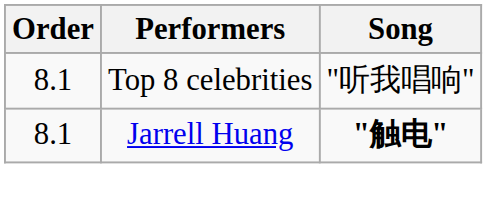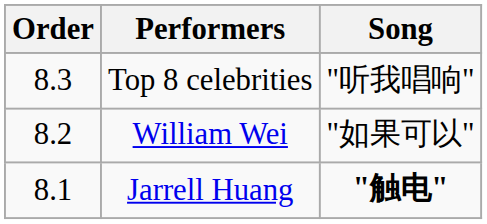(53, 80) 8.1 -> (53, 80) 8.3
+ row: (210, 134)
